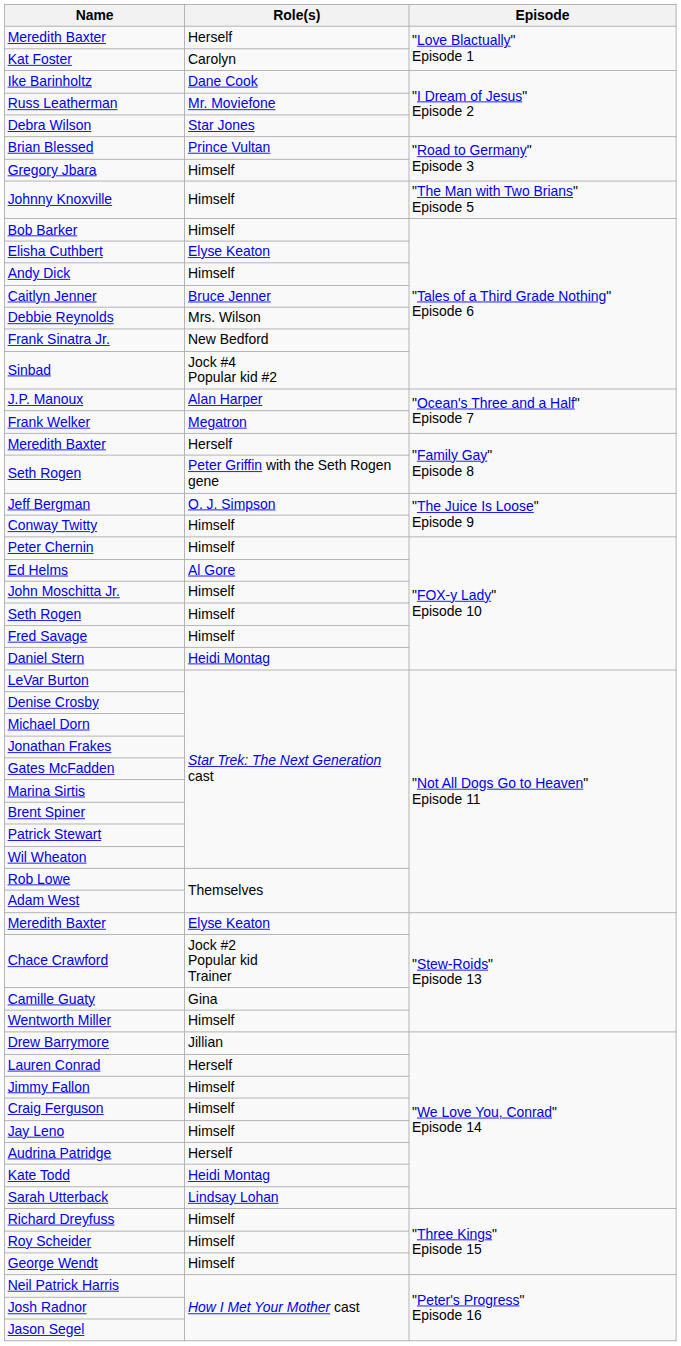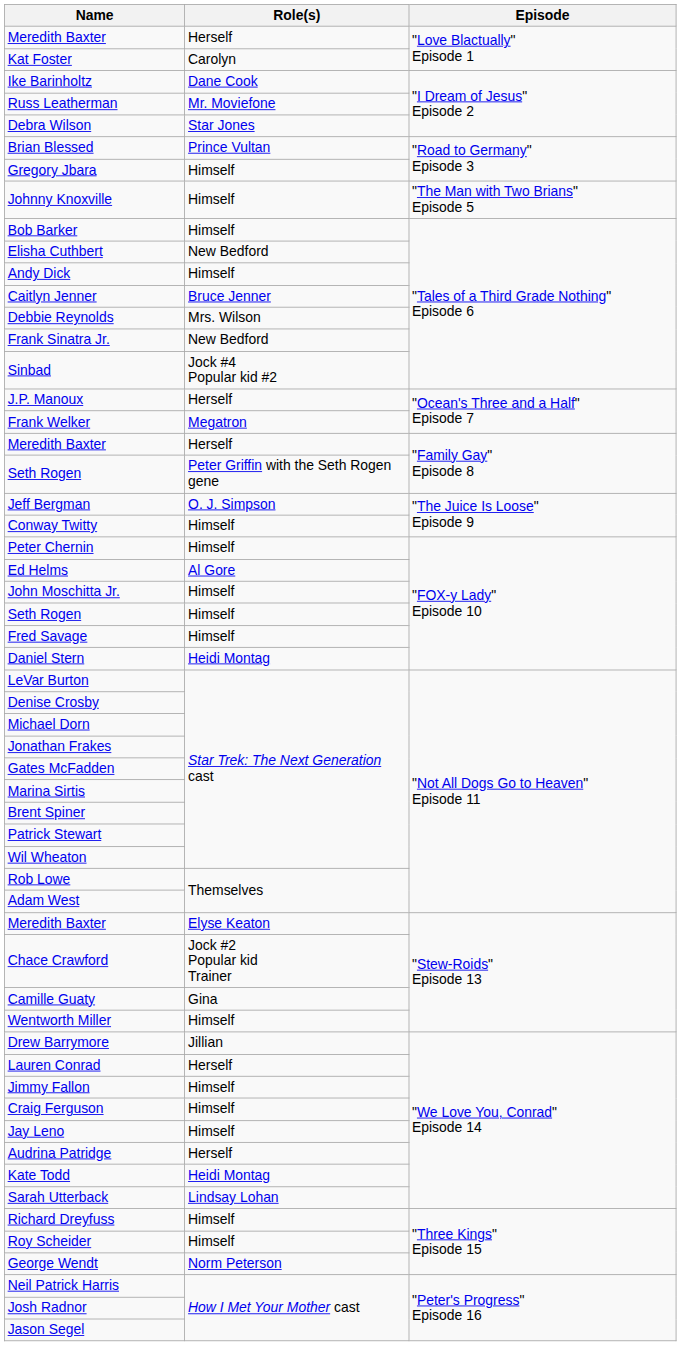(229, 251) Elyse Keaton -> (228, 251) New Bedford
(225, 400) Alan Harper -> (210, 400) Herself
(211, 1263) Himself -> (235, 1263) Norm Peterson
